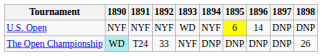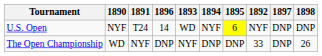columns swapped: (164, 12) <-> (258, 12)
(140, 28) NYF -> (140, 28) T24
(117, 44) paleturquoise background -> (117, 44) no background
(140, 44) T24 -> (140, 44) NYF
